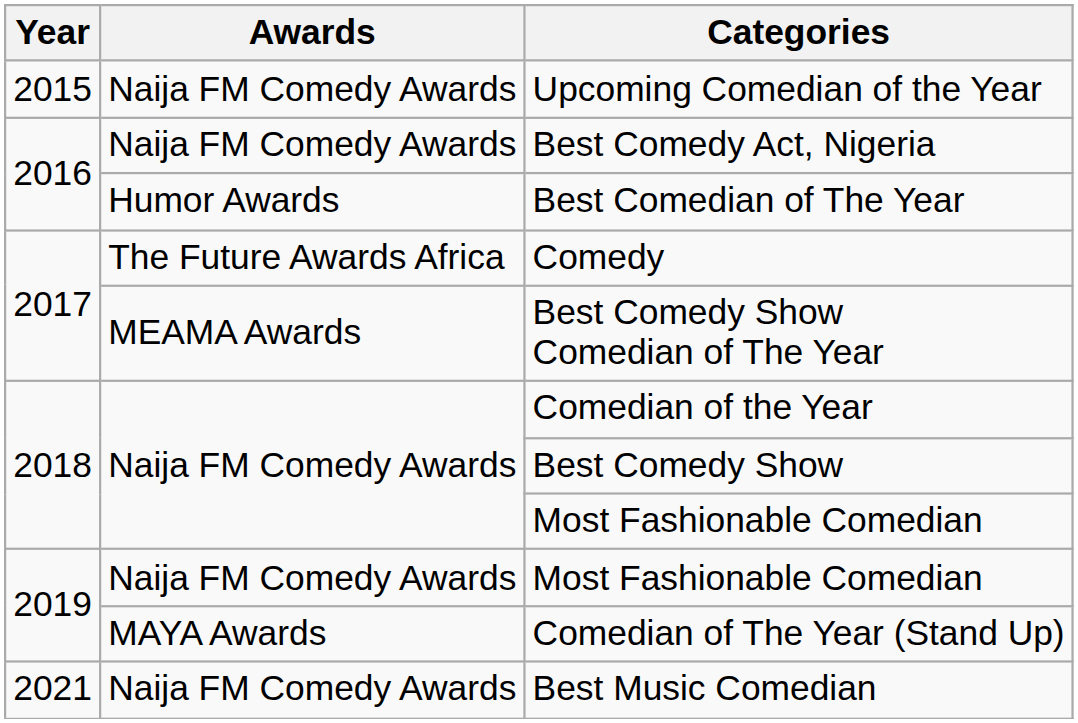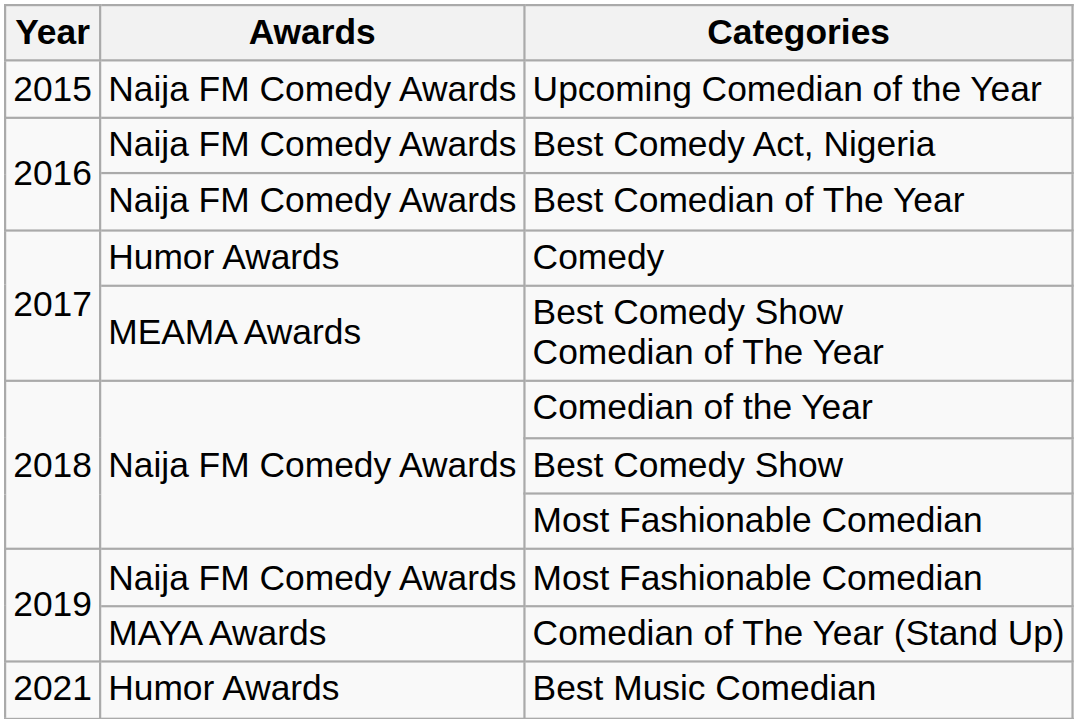(224, 200) Humor Awards -> (312, 200) Naija FM Comedy Awards
(306, 256) The Future Awards Africa -> (224, 256) Humor Awards
(312, 689) Naija FM Comedy Awards -> (224, 689) Humor Awards
